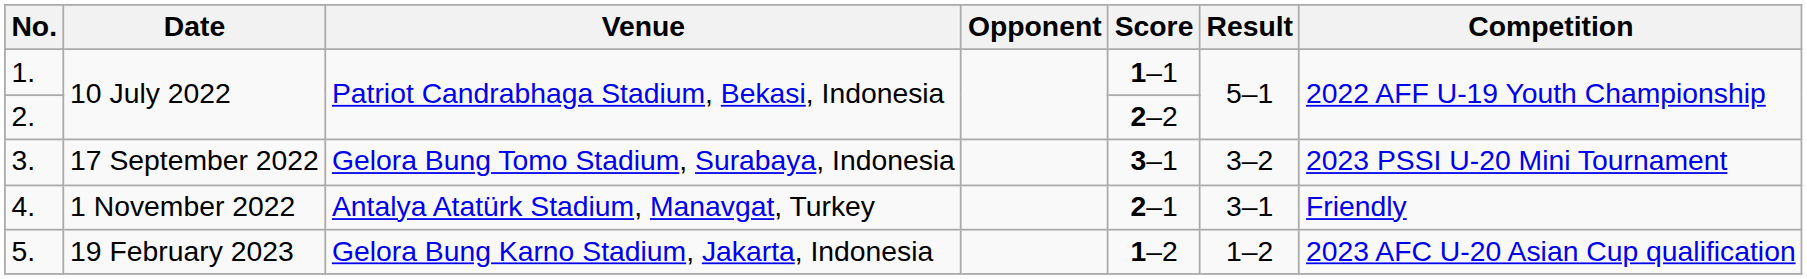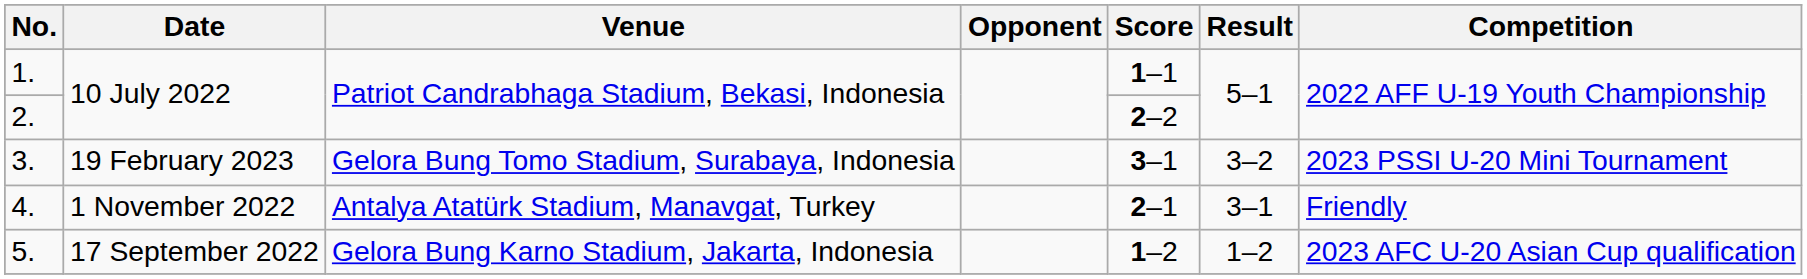(194, 161) 17 September 2022 -> (182, 161) 19 February 2023
(182, 251) 19 February 2023 -> (194, 251) 17 September 2022
